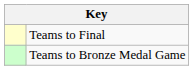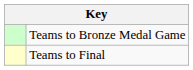rows swapped: (67, 34) <-> (107, 55)
